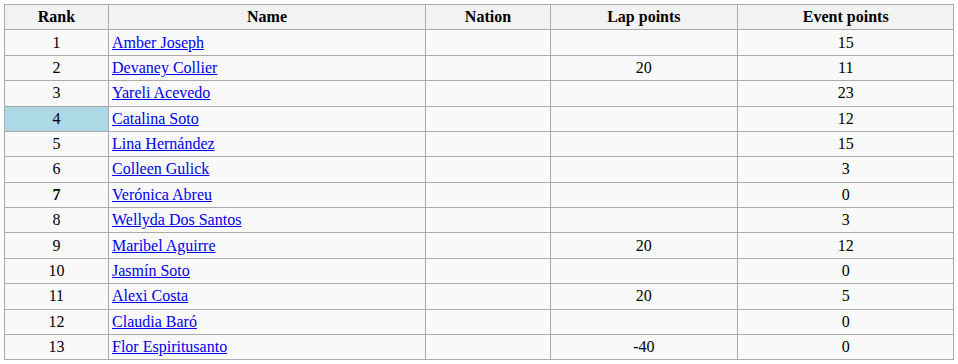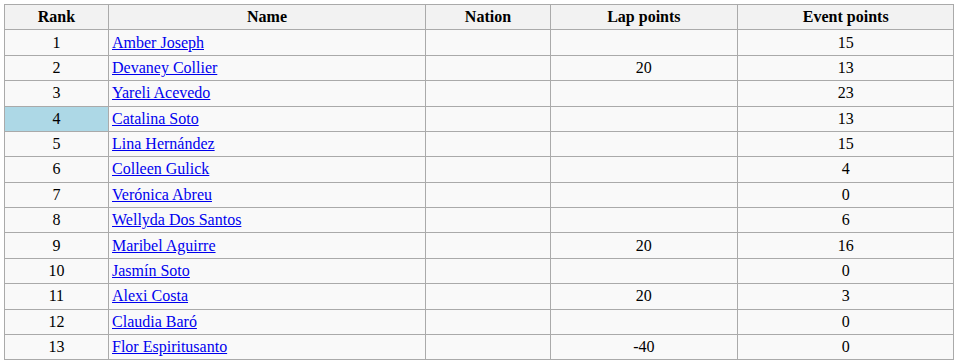(846, 67) 11 -> (846, 67) 13
(846, 118) 12 -> (846, 118) 13
(846, 169) 3 -> (846, 169) 4
(56, 194) bold -> (56, 194) normal
(846, 220) 3 -> (846, 220) 6
(846, 245) 12 -> (846, 245) 16
(846, 296) 5 -> (846, 296) 3
